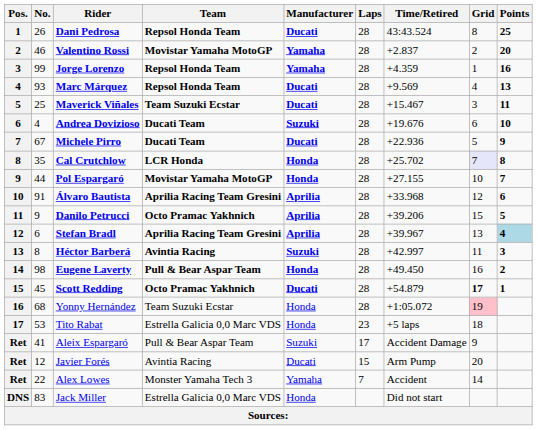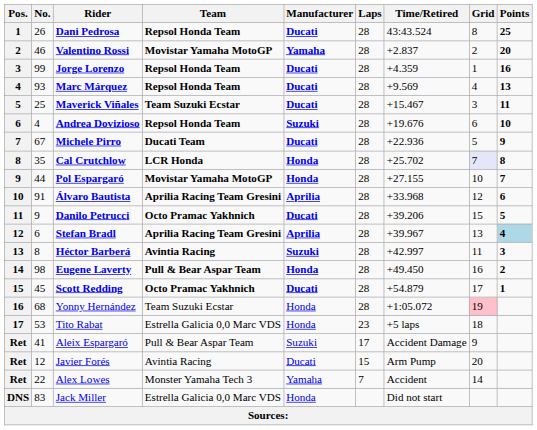(306, 68) Yamaha -> (302, 68) Ducati
(175, 123) Ducati Team -> (193, 123) Repsol Honda Team
(303, 215) Aprilia -> (302, 215) Ducati
(477, 288) bold -> (477, 288) normal
